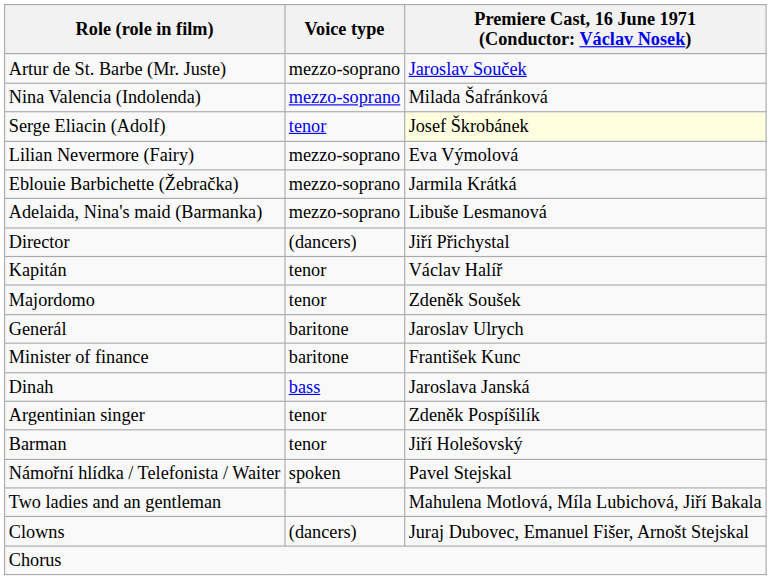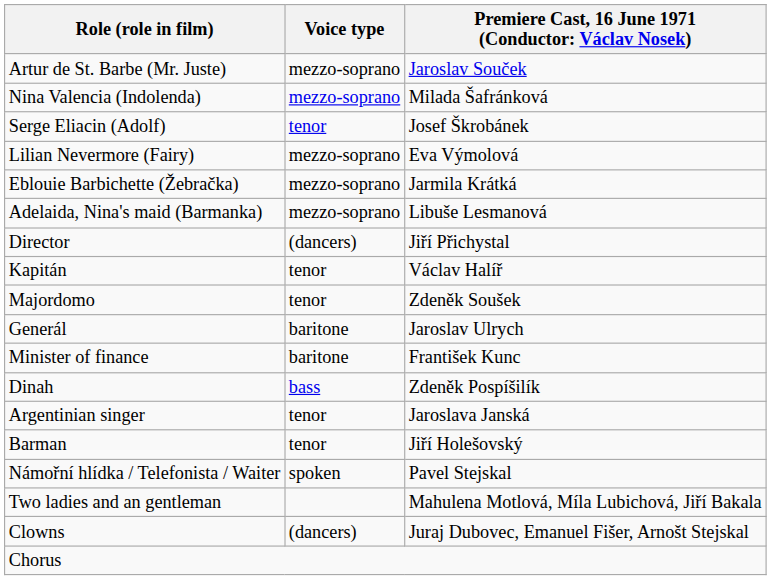(469, 126) lightyellow background -> (469, 126) no background
(469, 386) Jaroslava Janská -> (474, 386) Zdeněk Pospíšilík
(474, 415) Zdeněk Pospíšilík -> (469, 415) Jaroslava Janská
